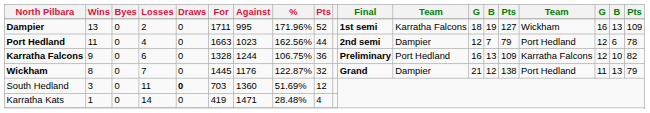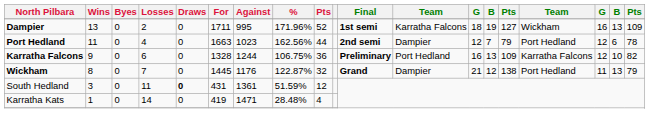(218, 85) 703 -> (218, 85) 431
(246, 85) 1360 -> (246, 85) 1361
(291, 85) 51.69% -> (291, 85) 51.59%
